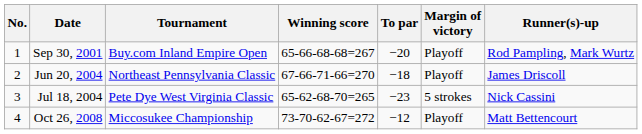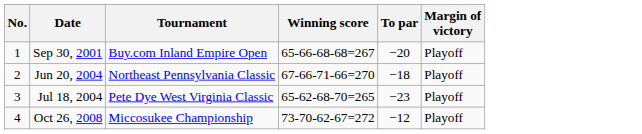- column: (561, 23)
(448, 96) 5 strokes -> (444, 96) Playoff
